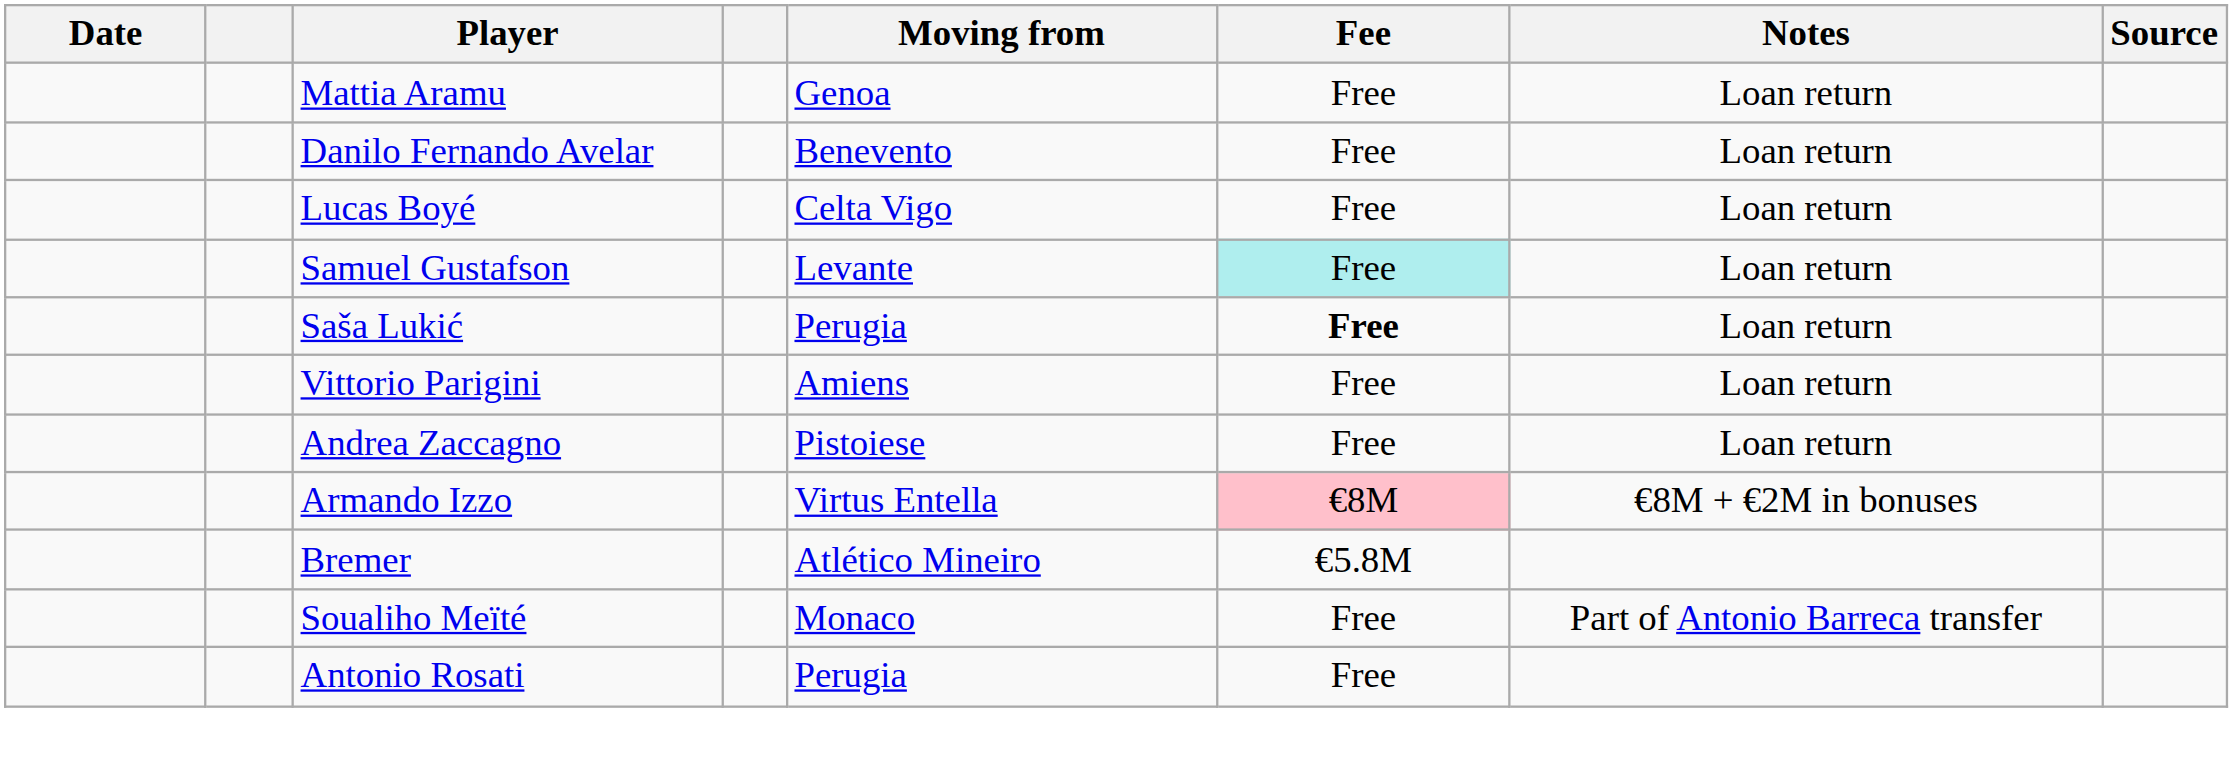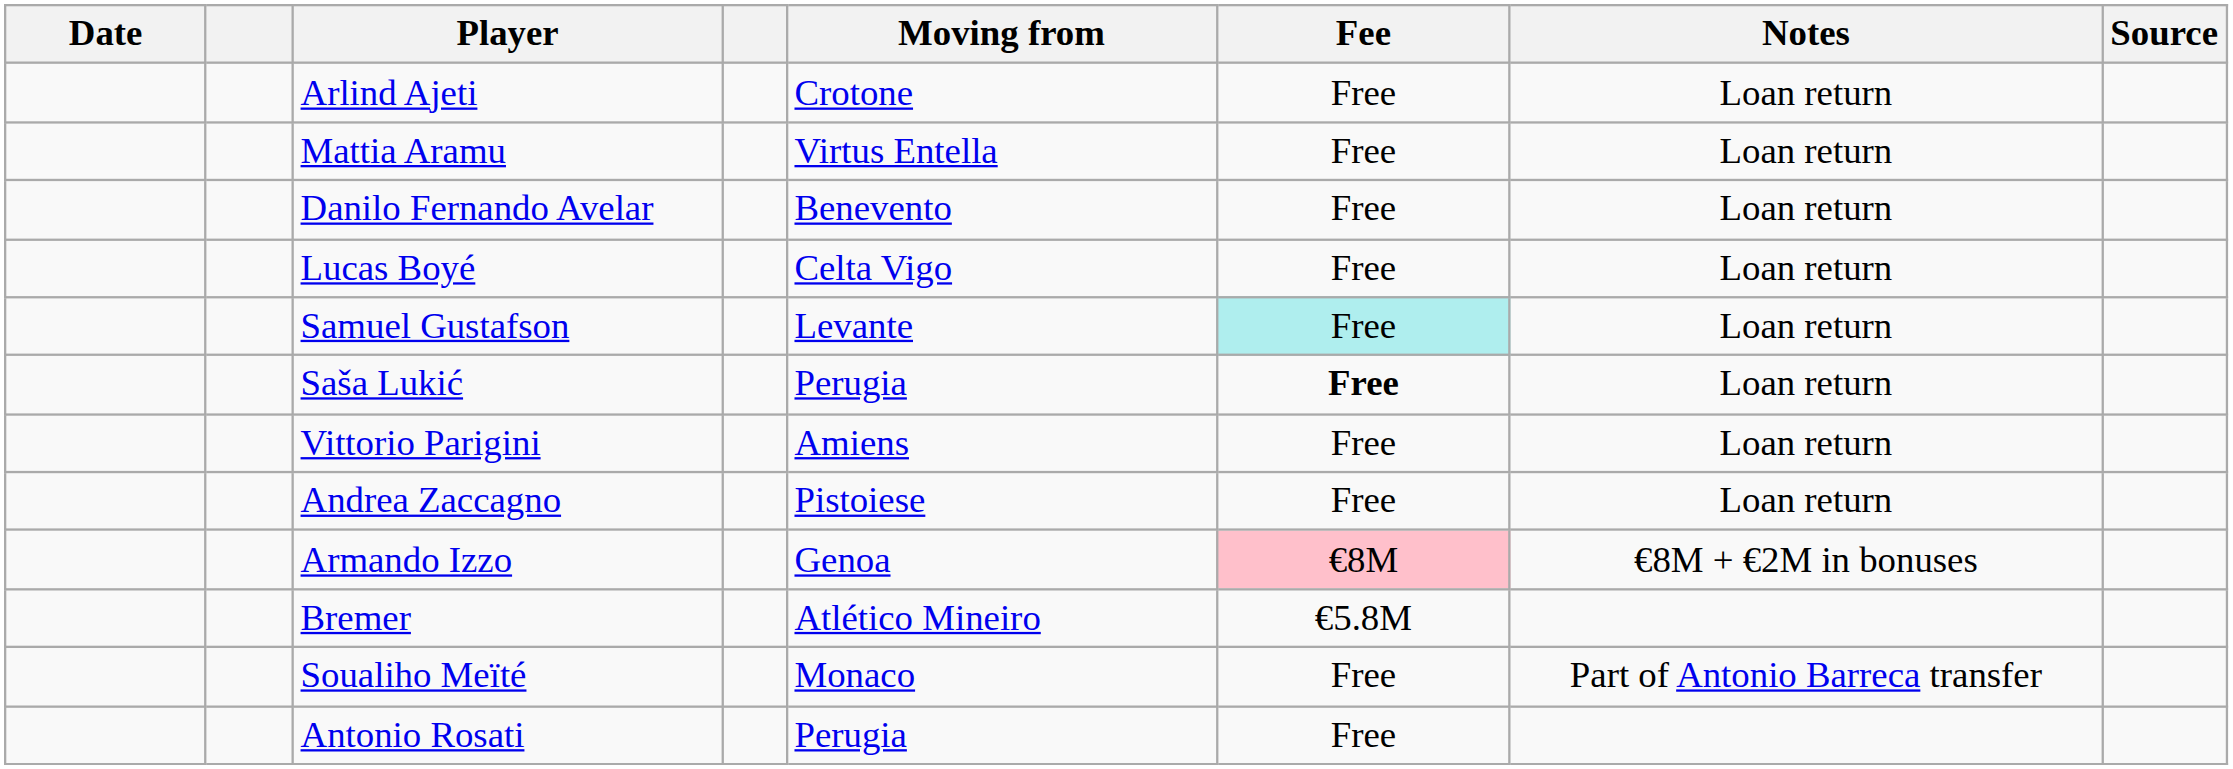+ row: (389, 92)
(843, 92) Genoa -> (896, 150) Virtus Entella
(896, 500) Virtus Entella -> (843, 558) Genoa
